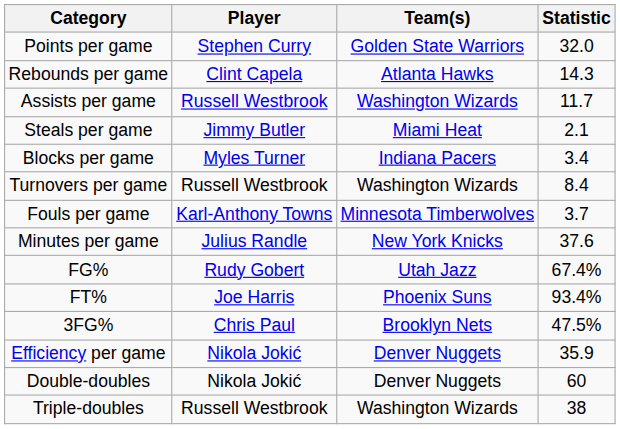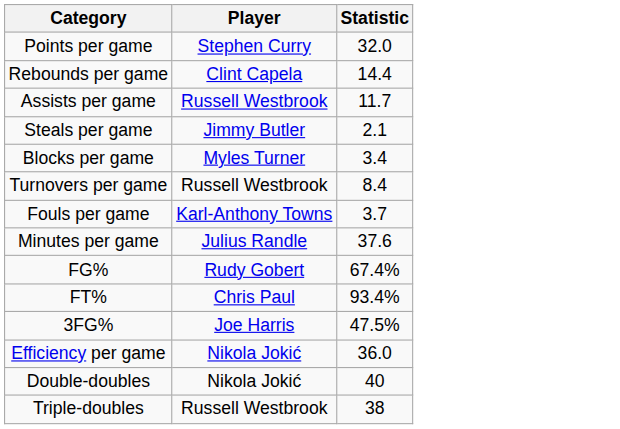- column: (437, 18)
(577, 74) 14.3 -> (375, 74) 14.4
(254, 297) Joe Harris -> (254, 297) Chris Paul
(254, 325) Chris Paul -> (254, 325) Joe Harris
(577, 353) 35.9 -> (375, 353) 36.0
(577, 381) 60 -> (375, 381) 40
